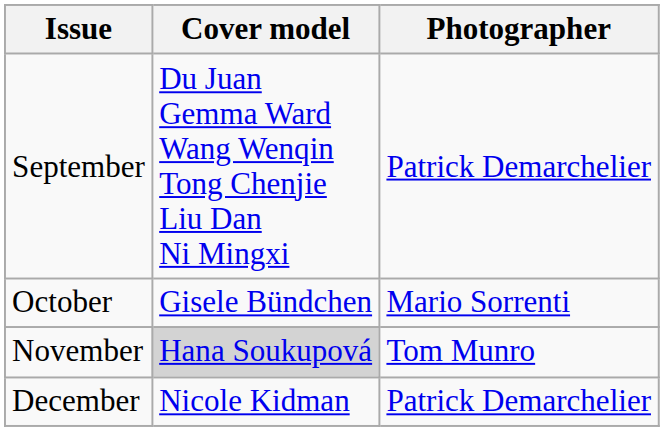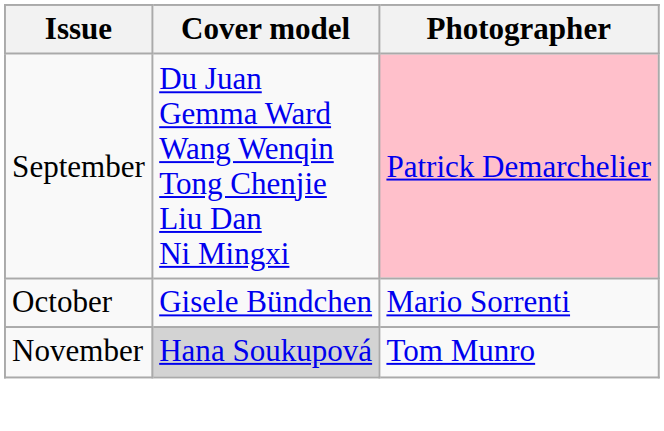(519, 165) no background -> (519, 165) pink background
- row: (76, 400)
